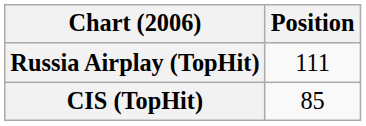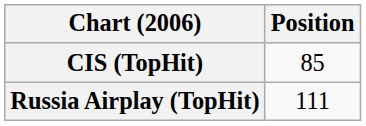rows swapped: (135, 100) <-> (135, 62)
